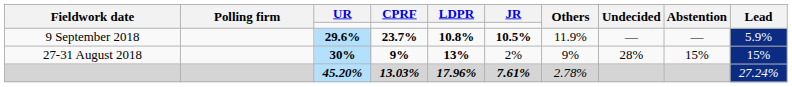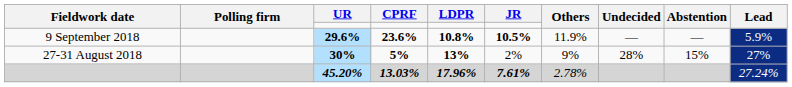(399, 37) 23.7% -> (399, 37) 23.6%
(399, 55) 9% -> (399, 55) 5%
(759, 55) 15% -> (759, 55) 27%
